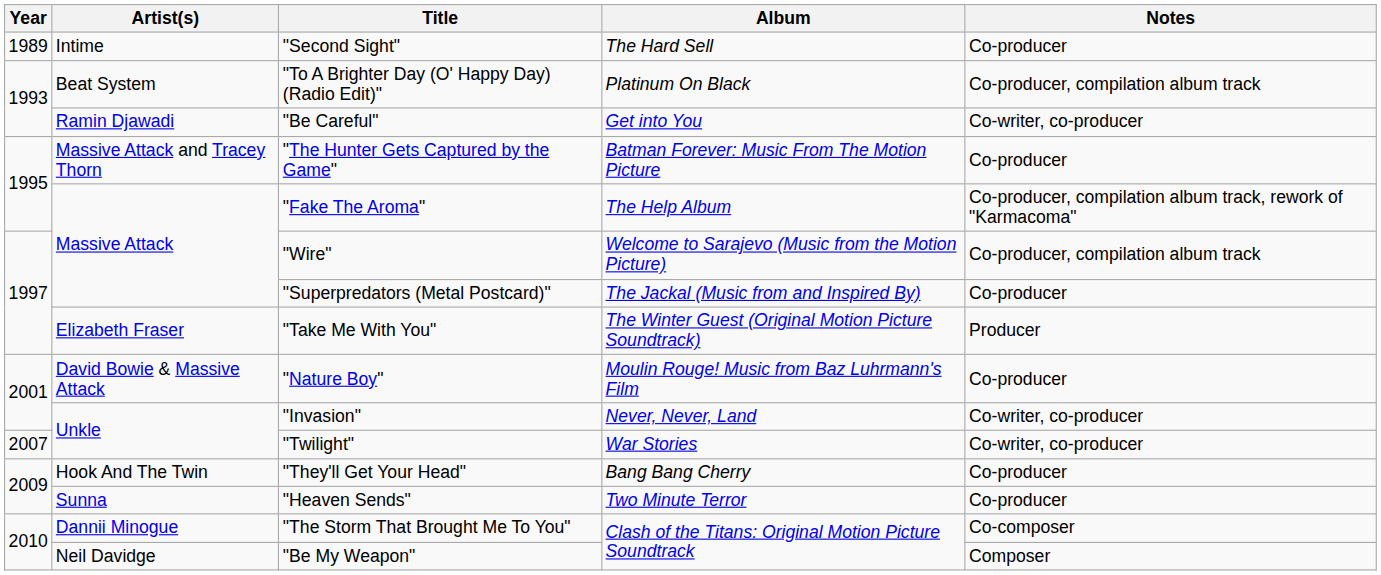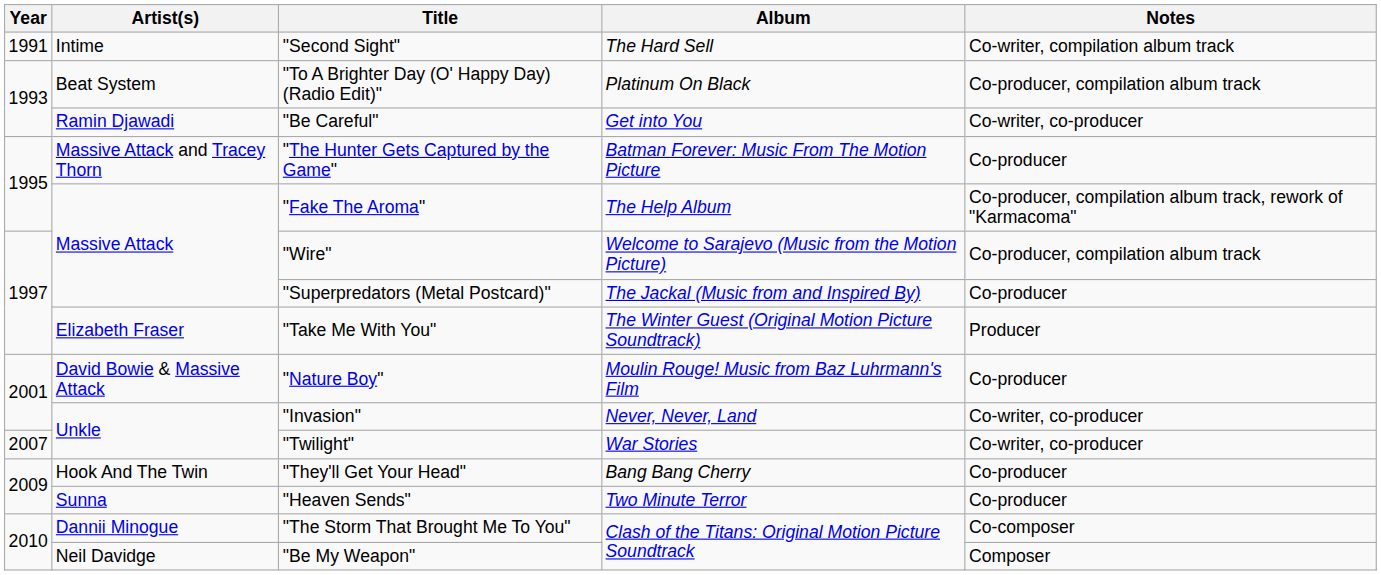(28, 46) 1989 -> (28, 46) 1991
(1018, 46) Co-producer -> (1102, 46) Co-writer, compilation album track
